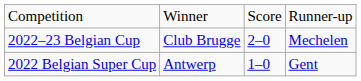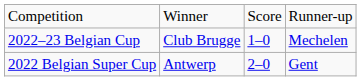(259, 40) 2–0 -> (259, 40) 1–0
(259, 64) 1–0 -> (259, 64) 2–0
